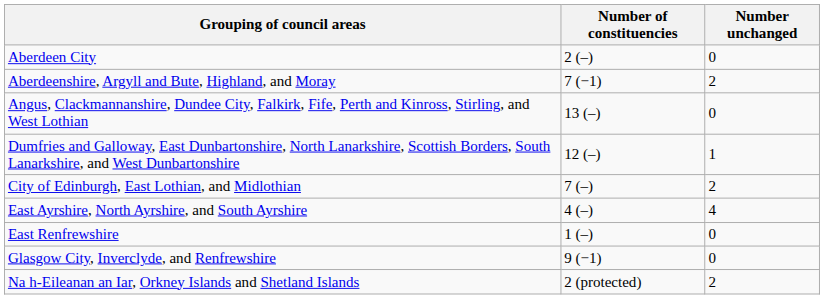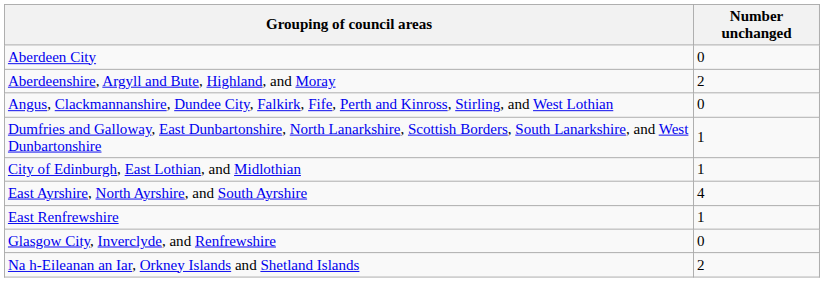- column: (633, 24)
(712, 186) 2 -> (701, 169) 1
(712, 234) 0 -> (701, 217) 1
